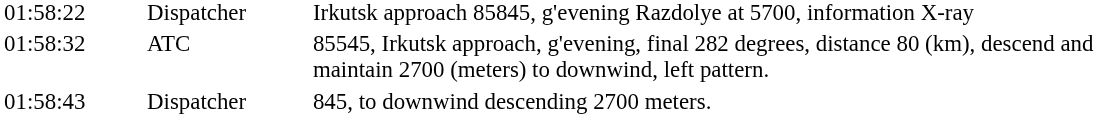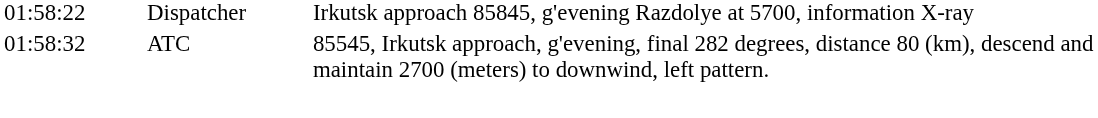- row: (512, 101)
